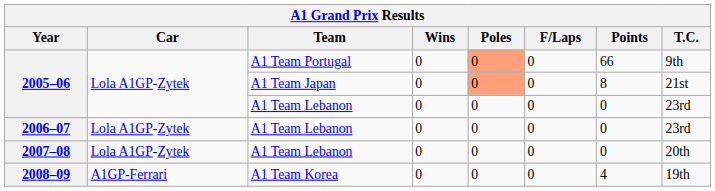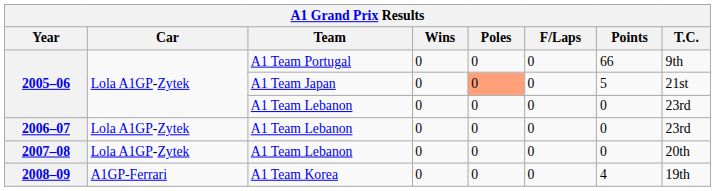(475, 60) lightsalmon background -> (475, 60) no background
(603, 83) 8 -> (603, 83) 5
